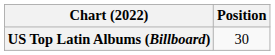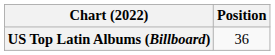(242, 38) 30 -> (242, 38) 36
